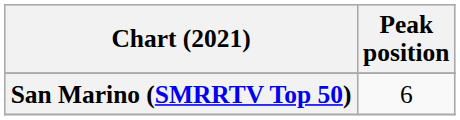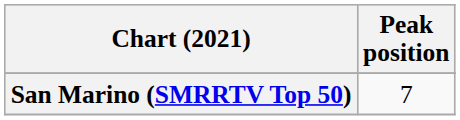(406, 93) 6 -> (406, 93) 7
